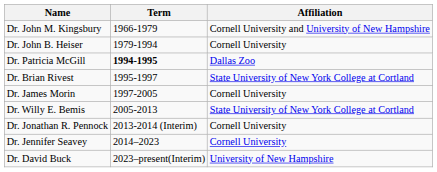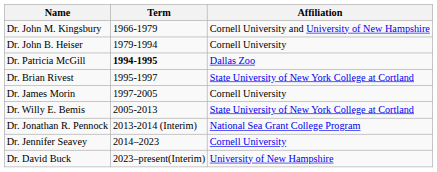(248, 126) Cornell University -> (285, 126) National Sea Grant College Program
